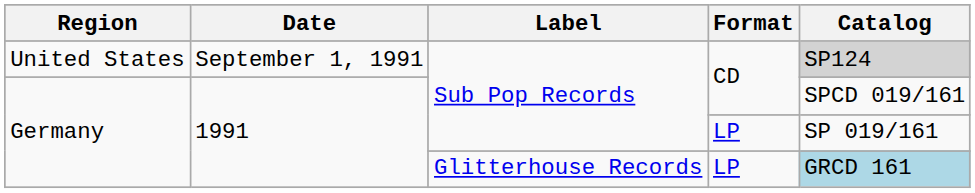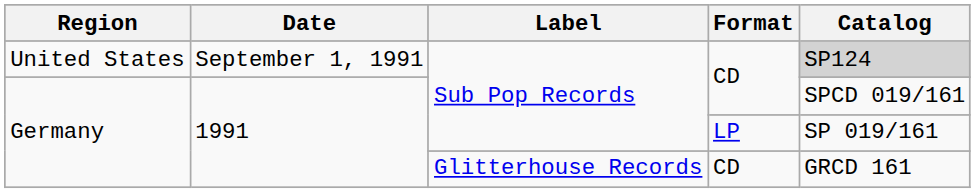(726, 169) LP -> (726, 169) CD
(858, 169) lightblue background -> (858, 169) no background
